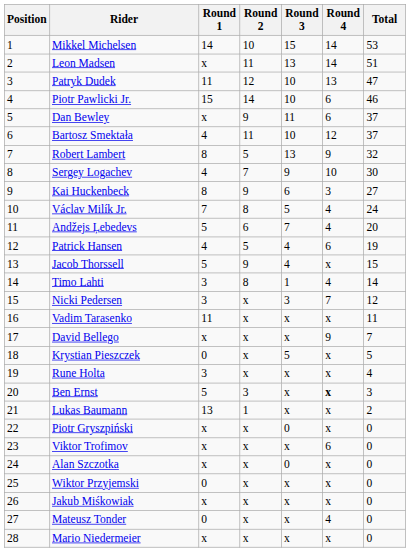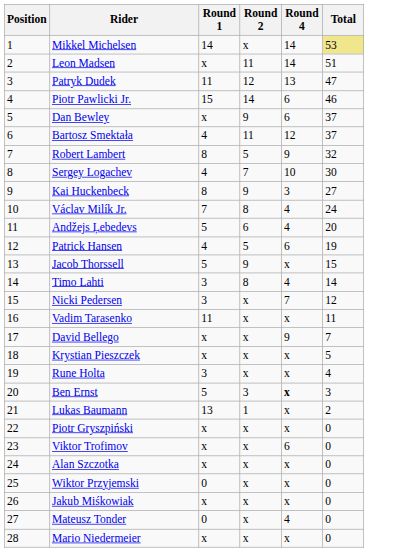- column: (302, 20)
(248, 44) 10 -> (246, 44) x
(372, 44) no background -> (331, 44) khaki background
(204, 355) 0 -> (204, 355) x
